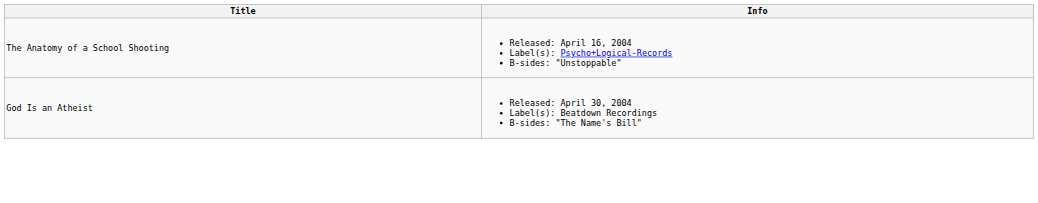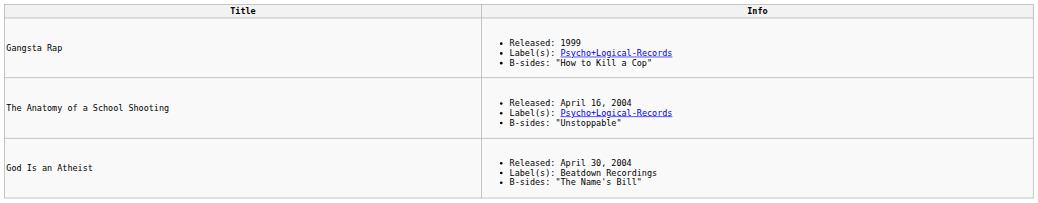+ row: (34, 48)
